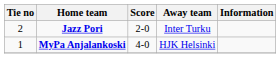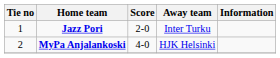(20, 28) 2 -> (20, 28) 1
(20, 45) 1 -> (20, 45) 2
